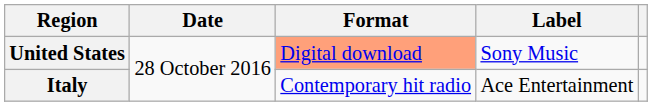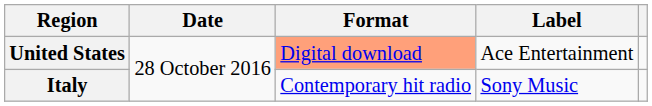(529, 52) Sony Music -> (557, 52) Ace Entertainment
(557, 85) Ace Entertainment -> (529, 85) Sony Music
